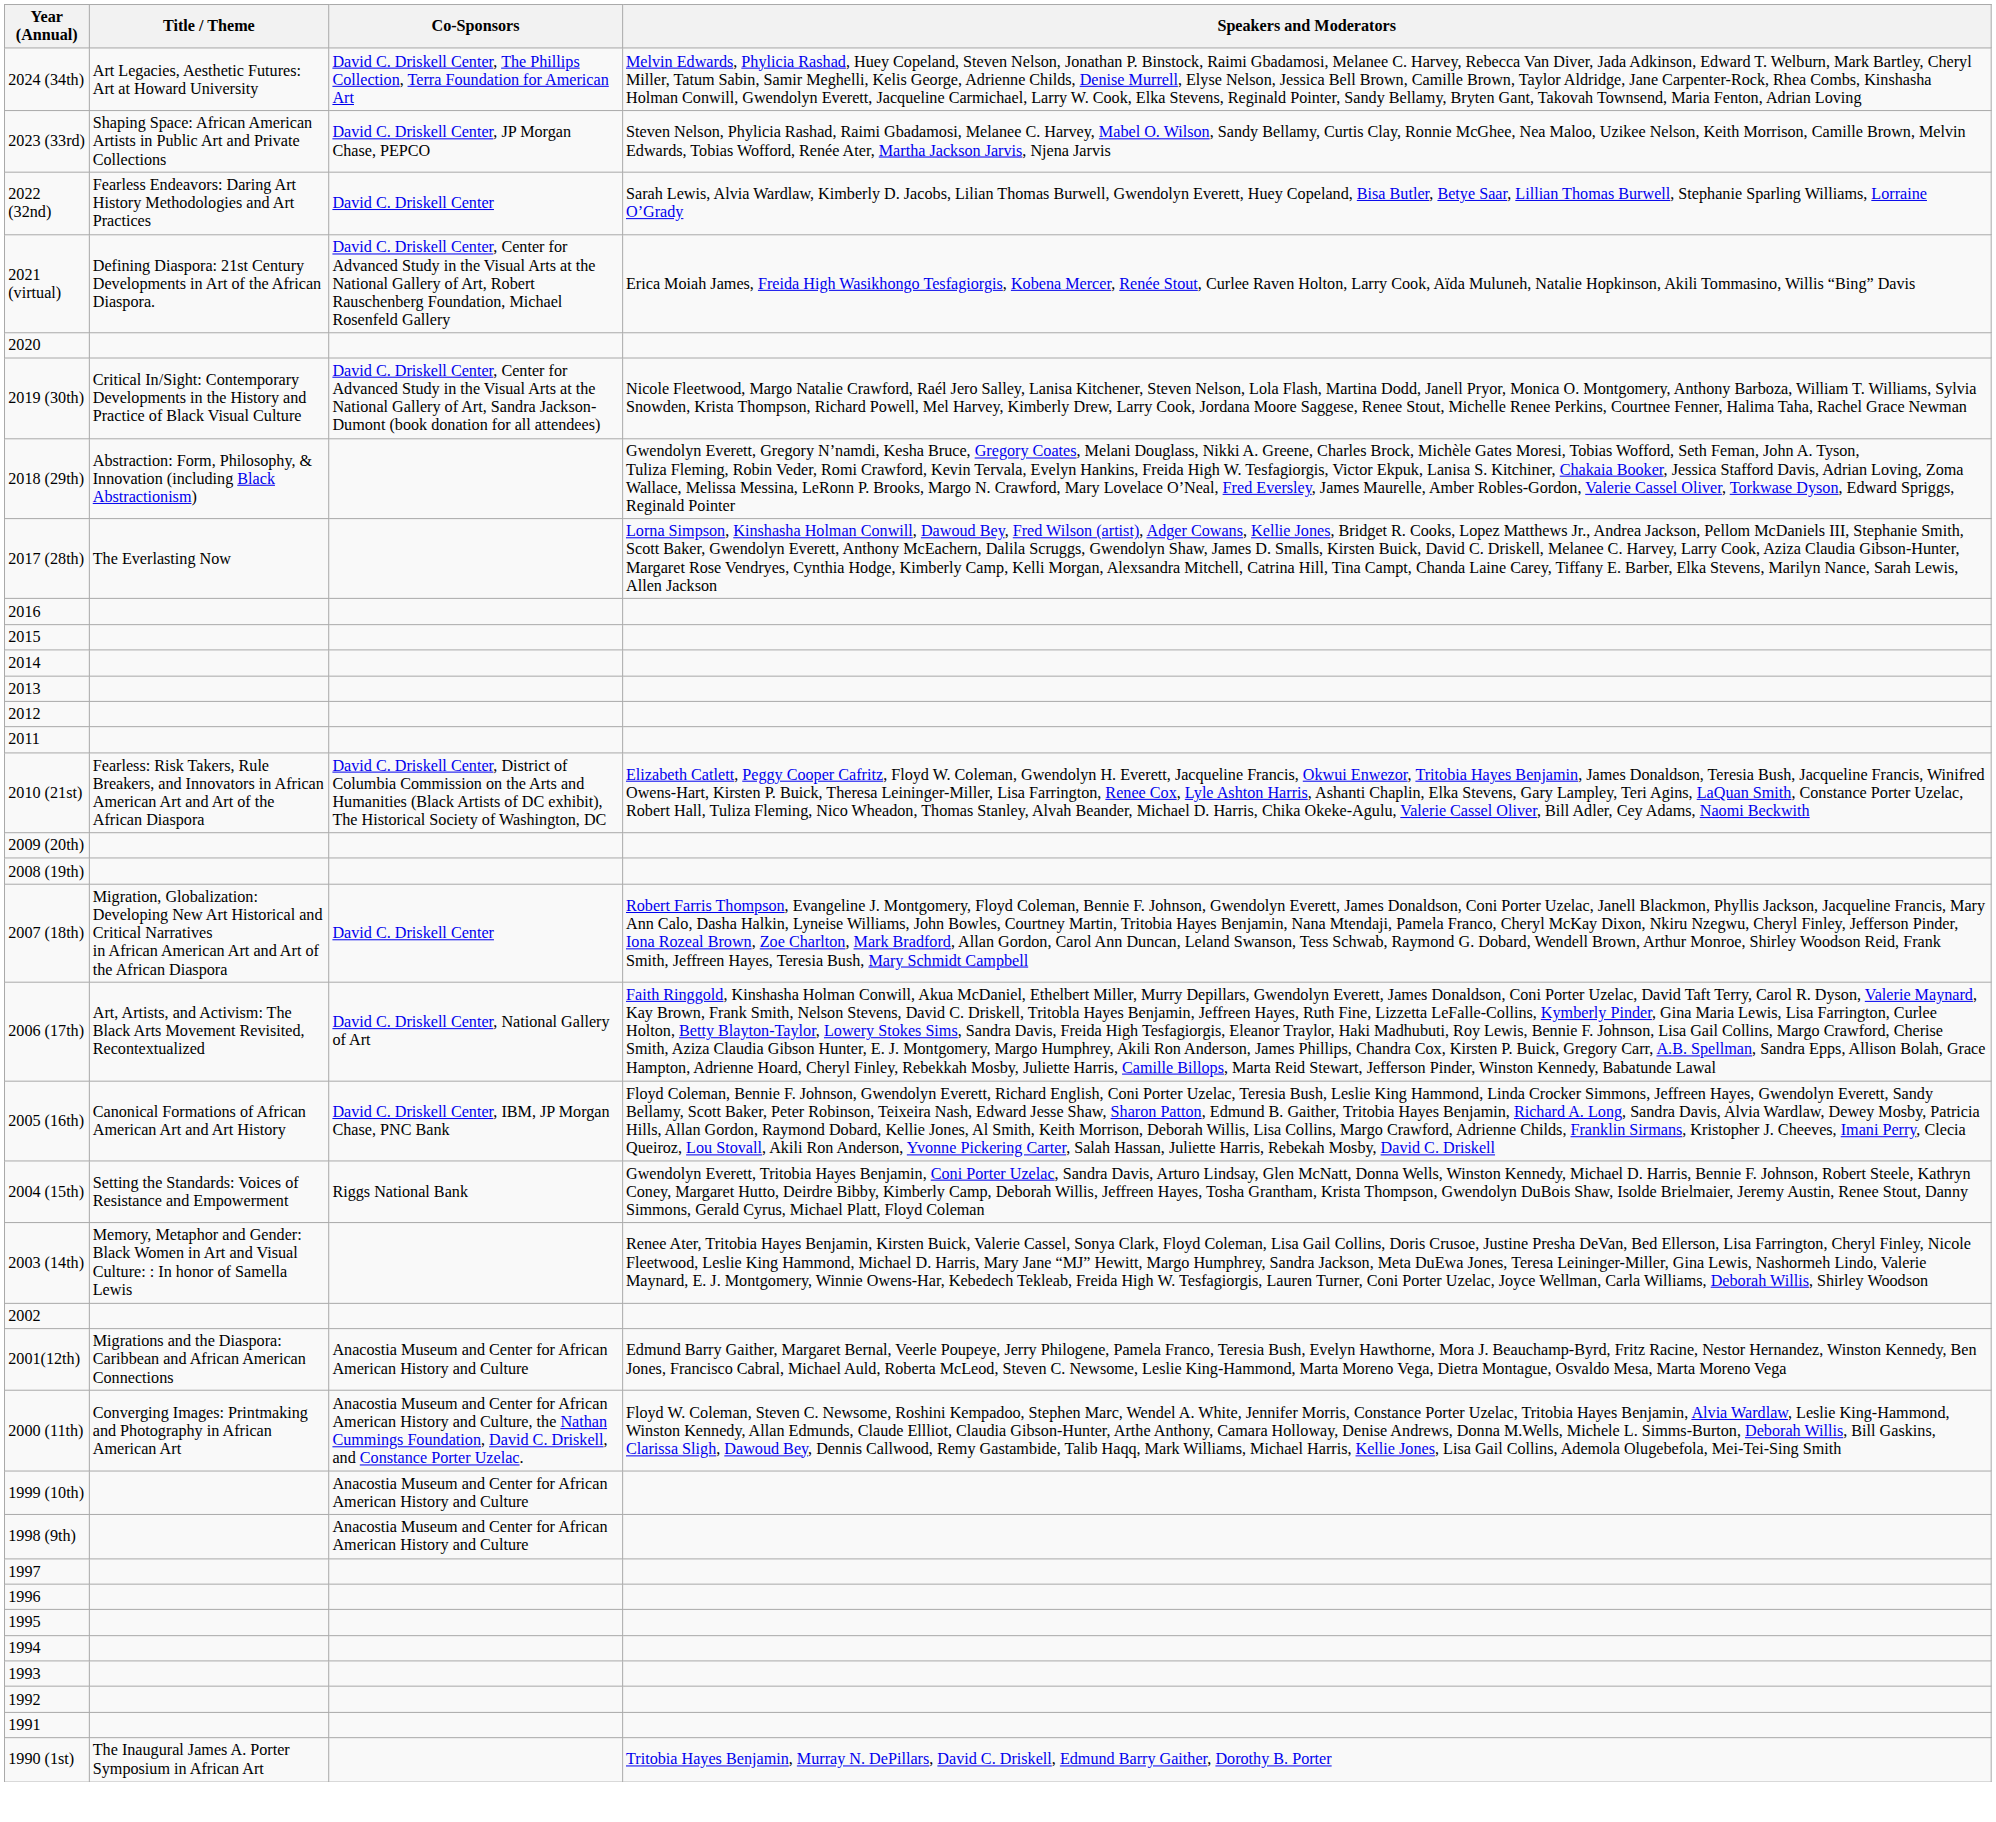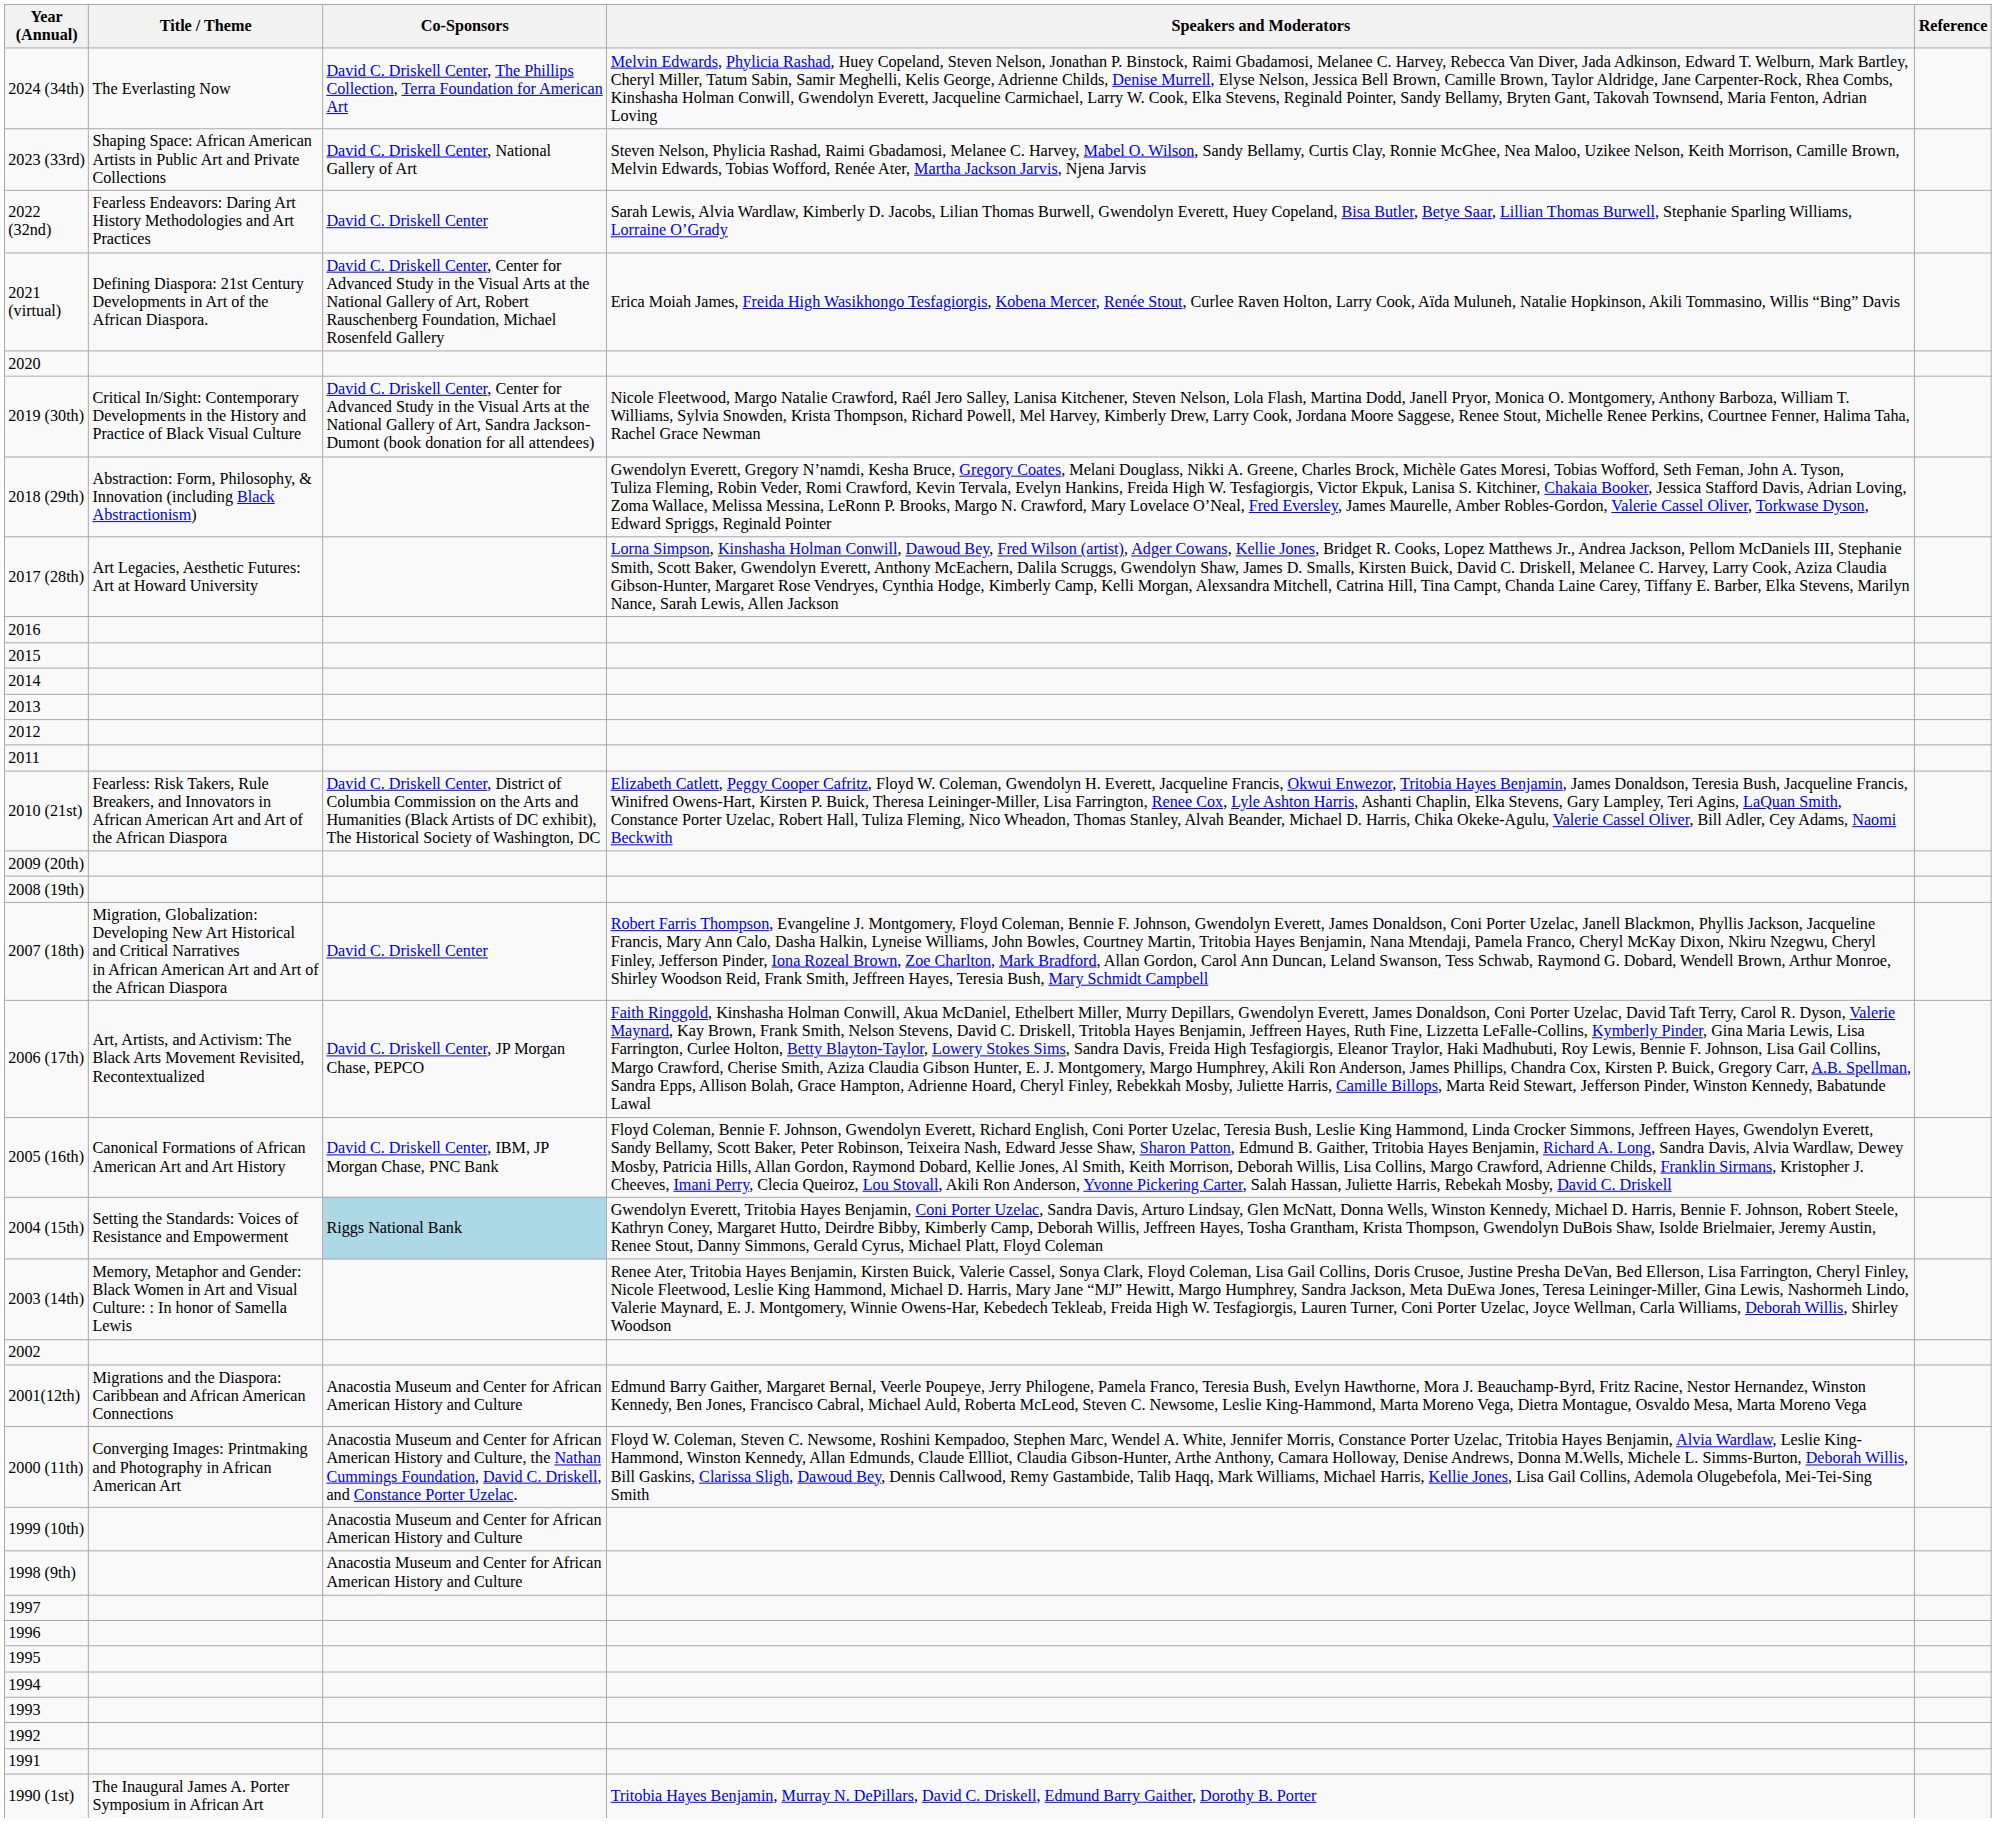+ column: (1953, 26)
(197, 79) Art Legacies, Aesthetic Futures: Art at Howard University -> (162, 88) The Everlasting Now
(452, 141) David C. Driskell Center, JP Morgan Chase, PEPCO -> (439, 159) David C. Driskell Center, National Gallery of Art
(162, 558) The Everlasting Now -> (197, 576) Art Legacies, Aesthetic Futures: Art at Howard University
(471, 1031) David C. Driskell Center, National Gallery of Art -> (446, 1058) David C. Driskell Center, JP Morgan Chase, PEPCO
(400, 1191) no background -> (394, 1228) lightblue background
